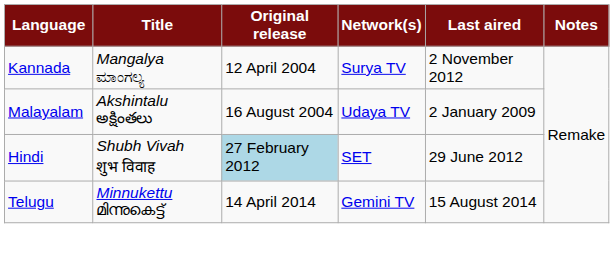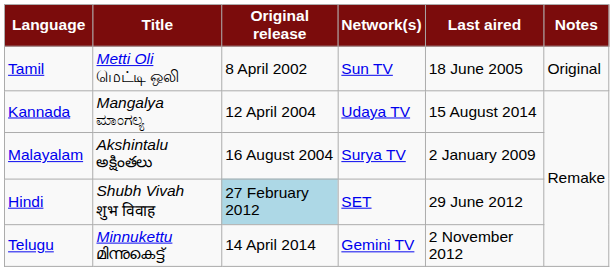+ row: (26, 68)
(374, 67) Surya TV -> (376, 111) Udaya TV
(471, 67) 2 November 2012 -> (483, 111) 15 August 2014
(376, 111) Udaya TV -> (374, 155) Surya TV
(483, 201) 15 August 2014 -> (471, 245) 2 November 2012
